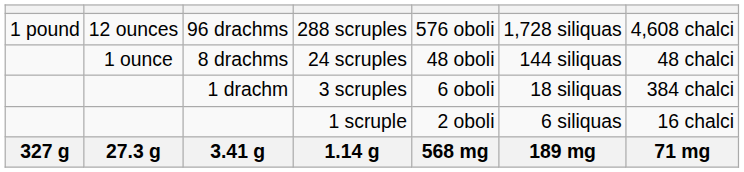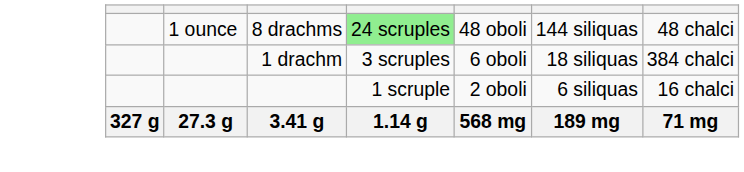- row: (238, 29)
(357, 59) no background -> (400, 29) lightgreen background
